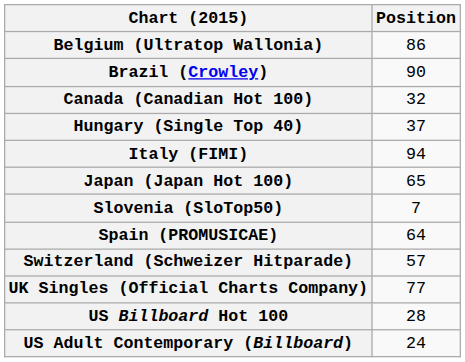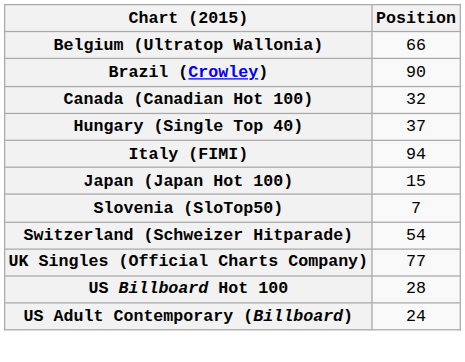(416, 45) 86 -> (416, 45) 66
(416, 181) 65 -> (416, 181) 15
- row: (188, 235)
(416, 262) 57 -> (416, 235) 54
